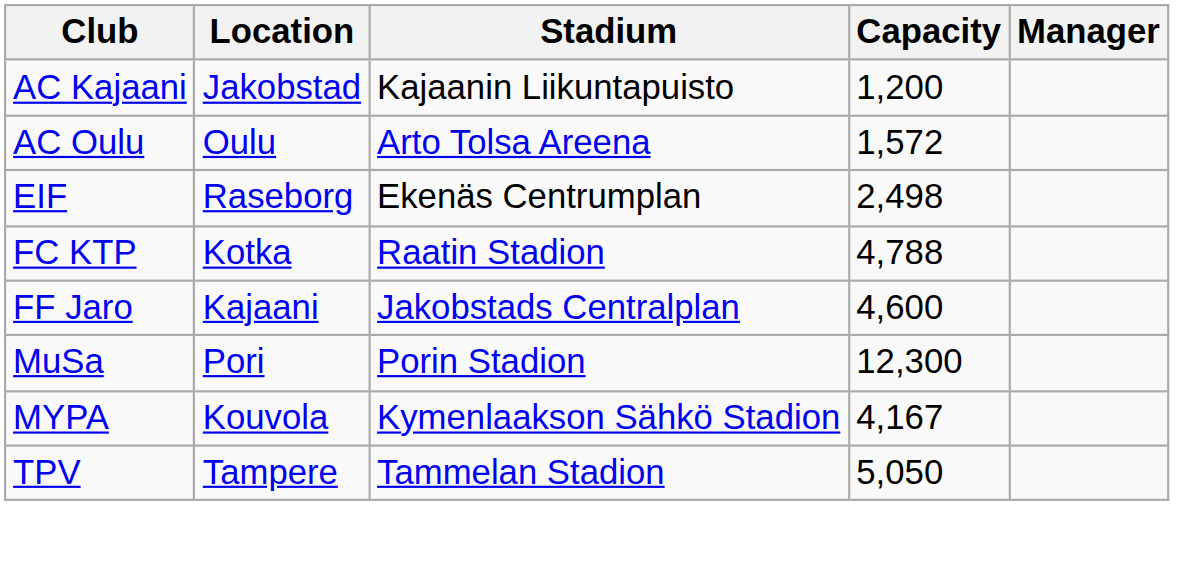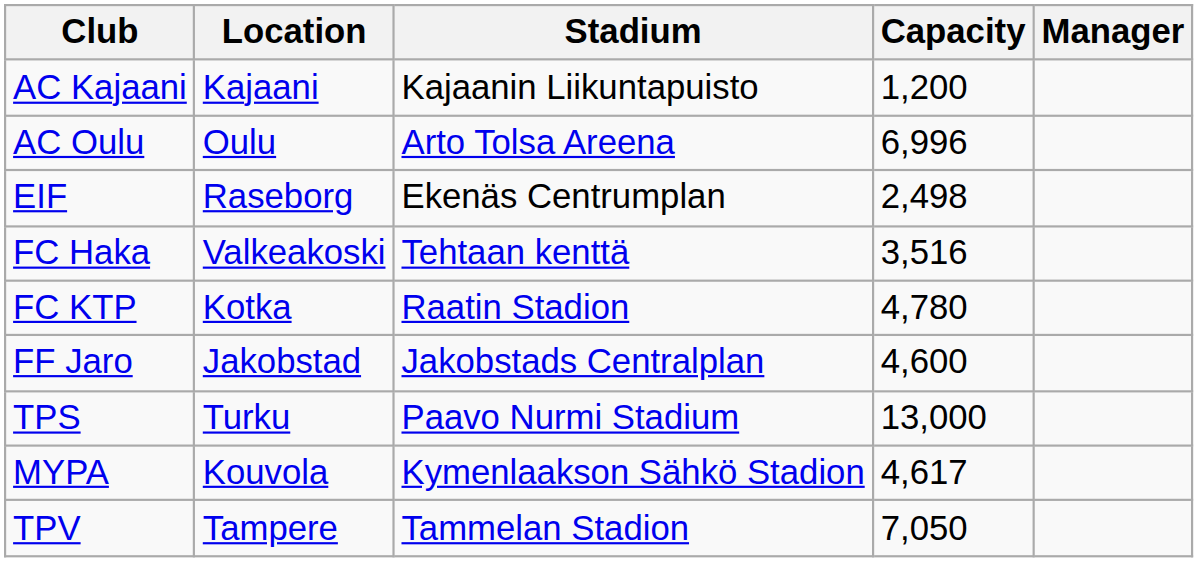(282, 87) Jakobstad -> (261, 87) Kajaani
(900, 142) 1,572 -> (924, 142) 6,996
+ row: (82, 252)
(900, 252) 4,788 -> (924, 307) 4,780
(261, 307) Kajaani -> (282, 362) Jakobstad
+ row: (47, 417)
- row: (58, 362)
(900, 417) 4,167 -> (924, 472) 4,617
(900, 472) 5,050 -> (924, 527) 7,050
